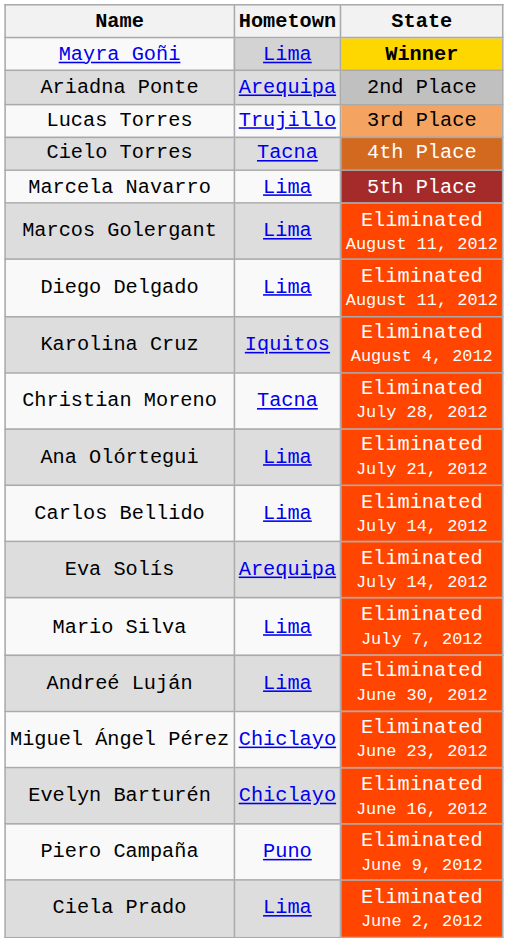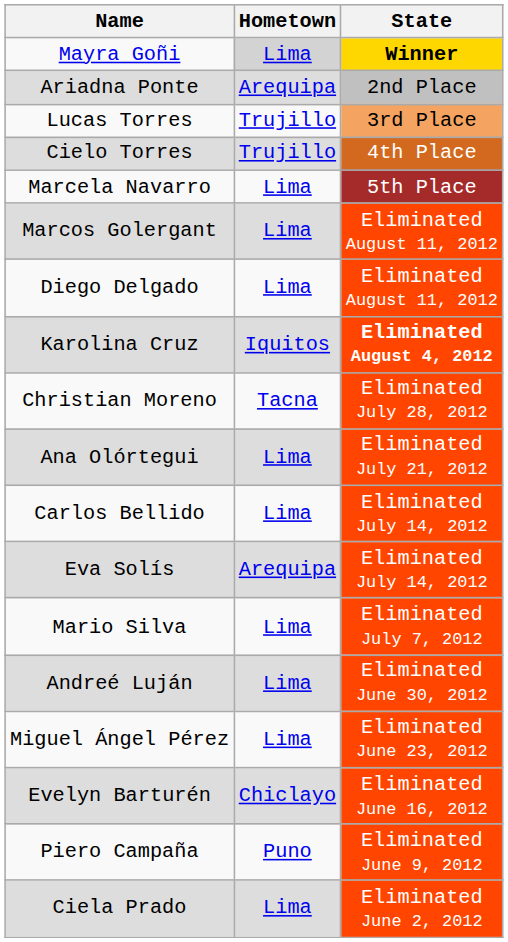(287, 154) Tacna -> (287, 154) Trujillo
(422, 343) normal -> (422, 344) bold
(287, 739) Chiclayo -> (287, 739) Lima
